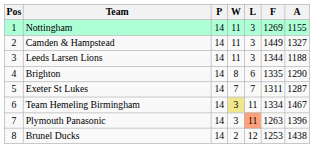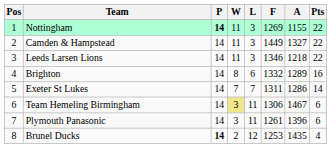+ column: (318, 12)
(219, 27) normal -> (219, 27) bold
(273, 58) 1344 -> (273, 58) 1346
(297, 58) 1188 -> (297, 58) 1218
(273, 74) 1335 -> (273, 74) 1332
(297, 74) 1290 -> (297, 74) 1289
(297, 89) 1287 -> (297, 89) 1286
(273, 105) 1334 -> (273, 105) 1306
(253, 120) lightsalmon background -> (253, 120) no background
(273, 120) 1263 -> (273, 120) 1261
(219, 136) normal -> (219, 136) bold
(297, 136) 1438 -> (297, 136) 1435
